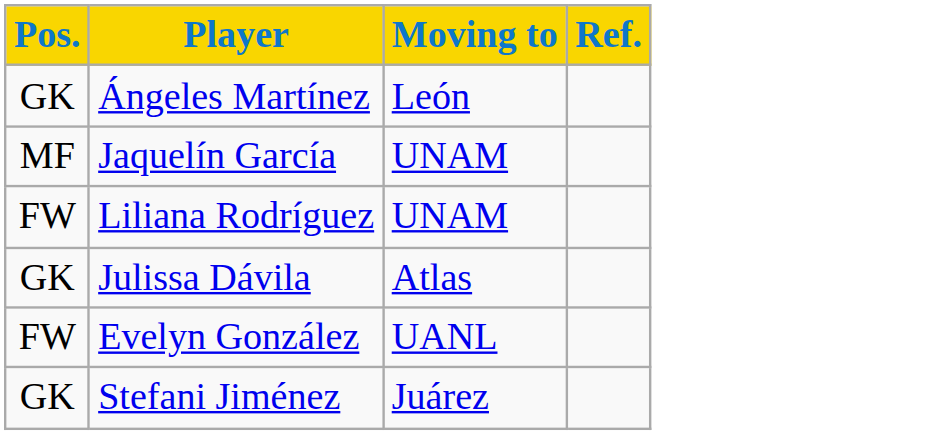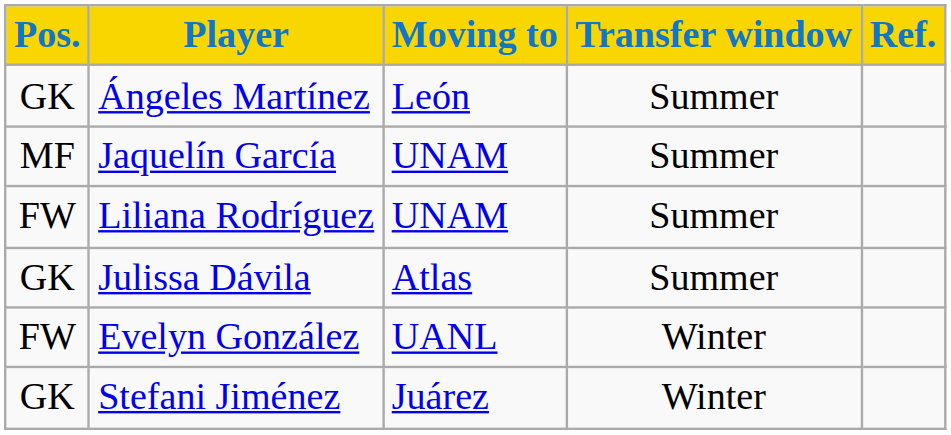+ column: (714, 34)
